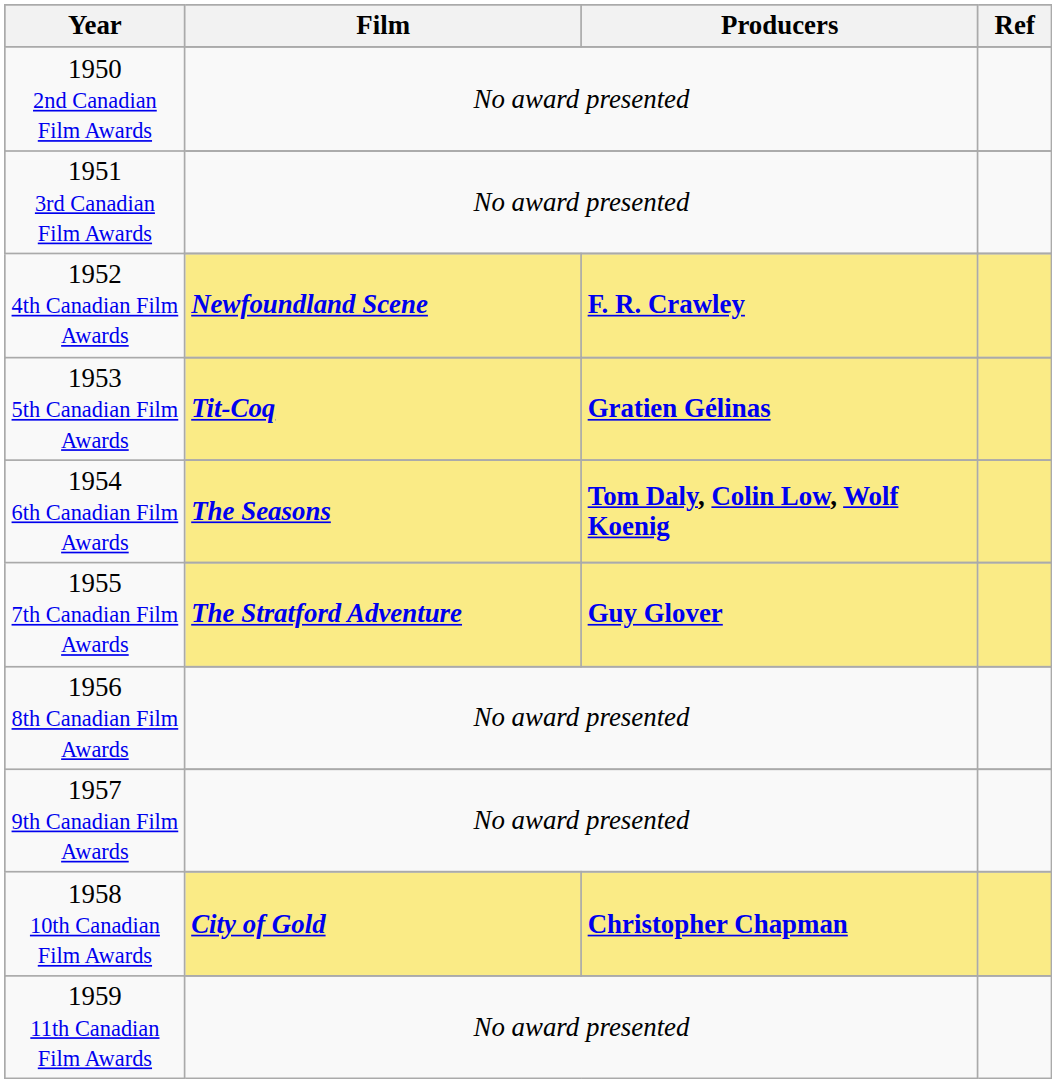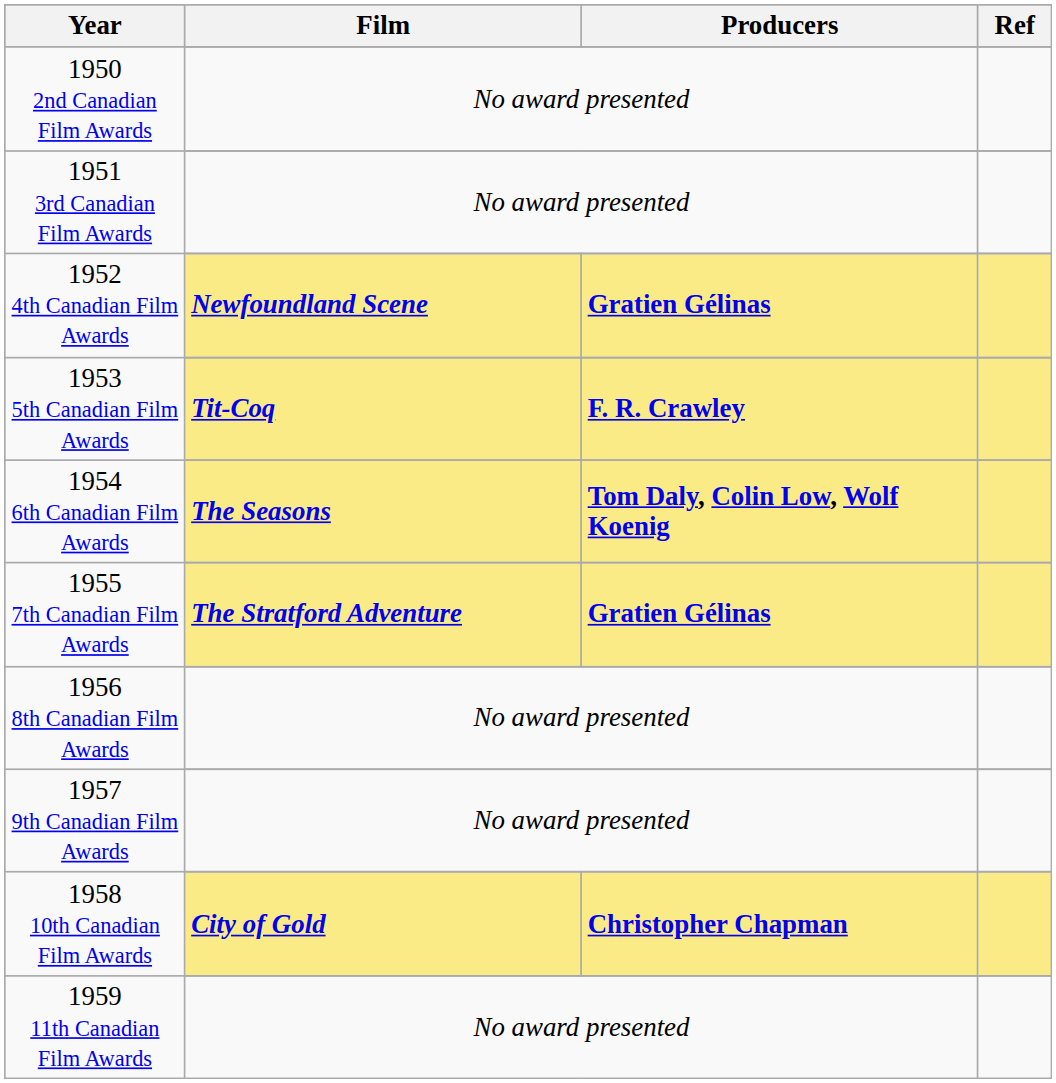(666, 304) F. R. Crawley -> (679, 304) Gratien Gélinas
(679, 408) Gratien Gélinas -> (666, 408) F. R. Crawley
(655, 614) Guy Glover -> (679, 614) Gratien Gélinas
